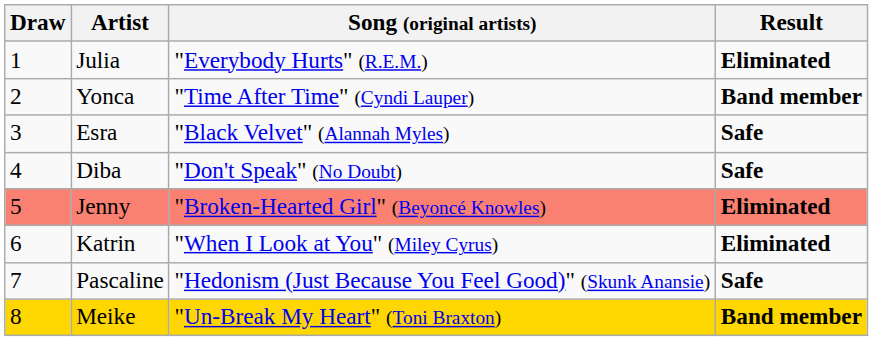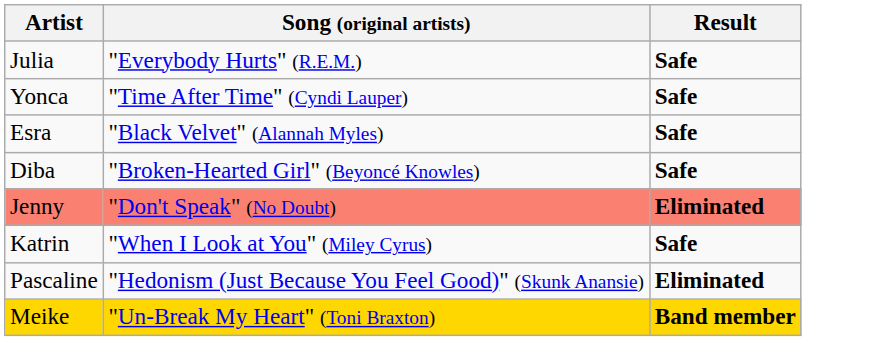- column: (38, 22)
(776, 59) Eliminated -> (676, 59) Safe
(791, 96) Band member -> (676, 96) Safe
(288, 170) "Don't Speak" (No Doubt) -> (294, 170) "Broken-Hearted Girl" (Beyoncé Knowles)
(360, 206) "Broken-Hearted Girl" (Beyoncé Knowles) -> (222, 206) "Don't Speak" (No Doubt)
(776, 243) Eliminated -> (676, 243) Safe
(742, 280) Safe -> (709, 280) Eliminated
